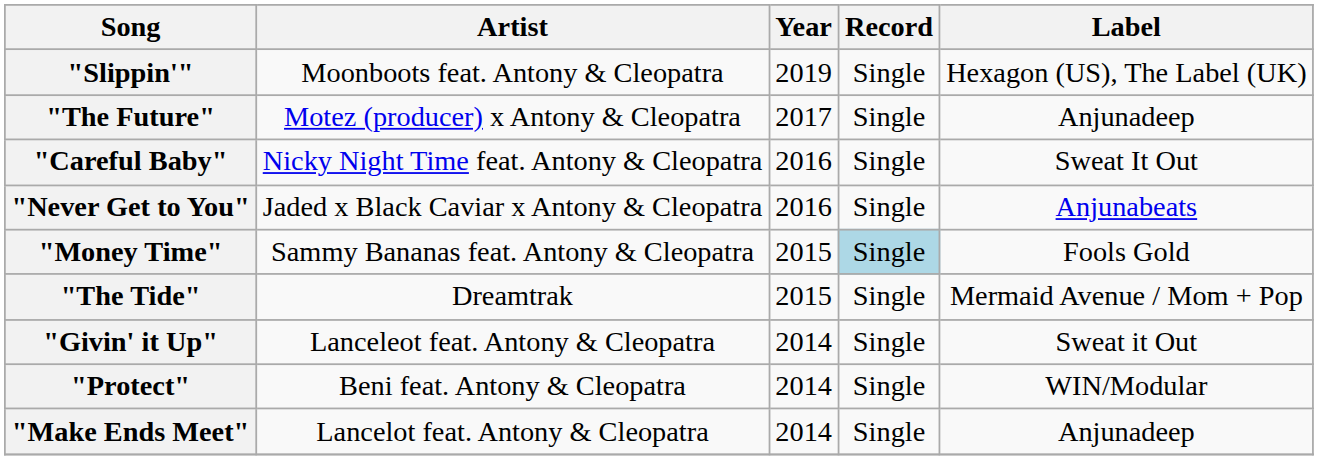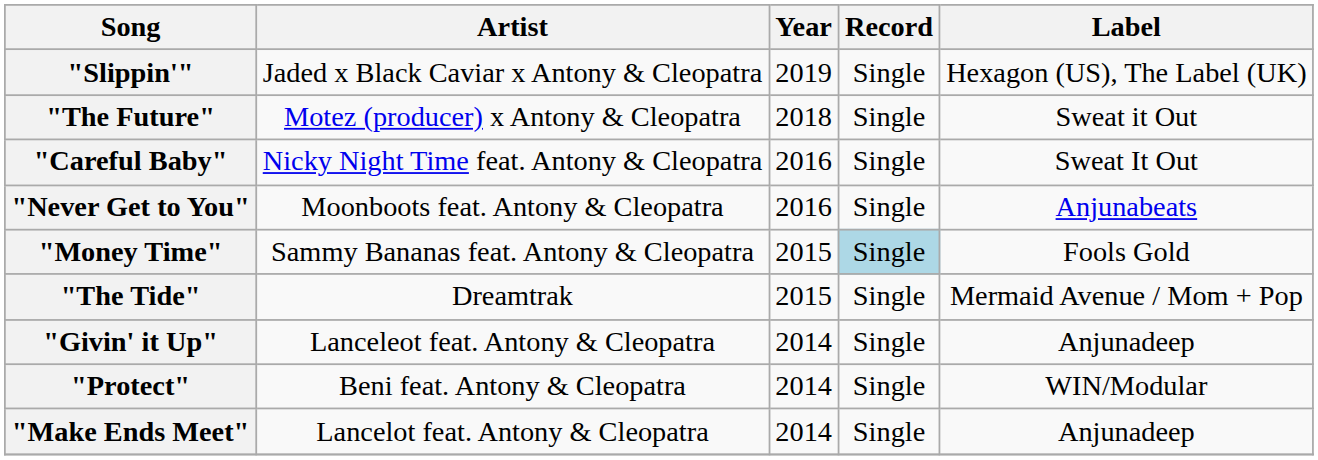(513, 71) Moonboots feat. Antony & Cleopatra -> (512, 71) Jaded x Black Caviar x Antony & Cleopatra
(804, 116) 2017 -> (804, 116) 2018
(1126, 116) Anjunadeep -> (1126, 116) Sweat it Out
(512, 206) Jaded x Black Caviar x Antony & Cleopatra -> (513, 206) Moonboots feat. Antony & Cleopatra
(1126, 341) Sweat it Out -> (1126, 341) Anjunadeep
